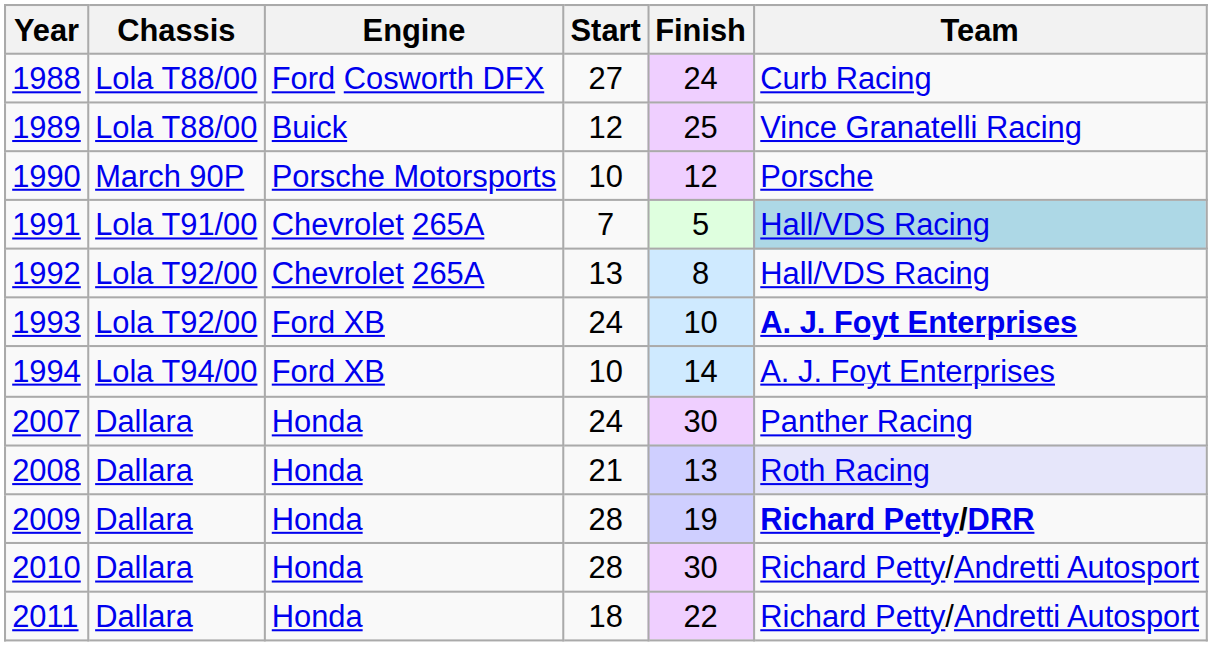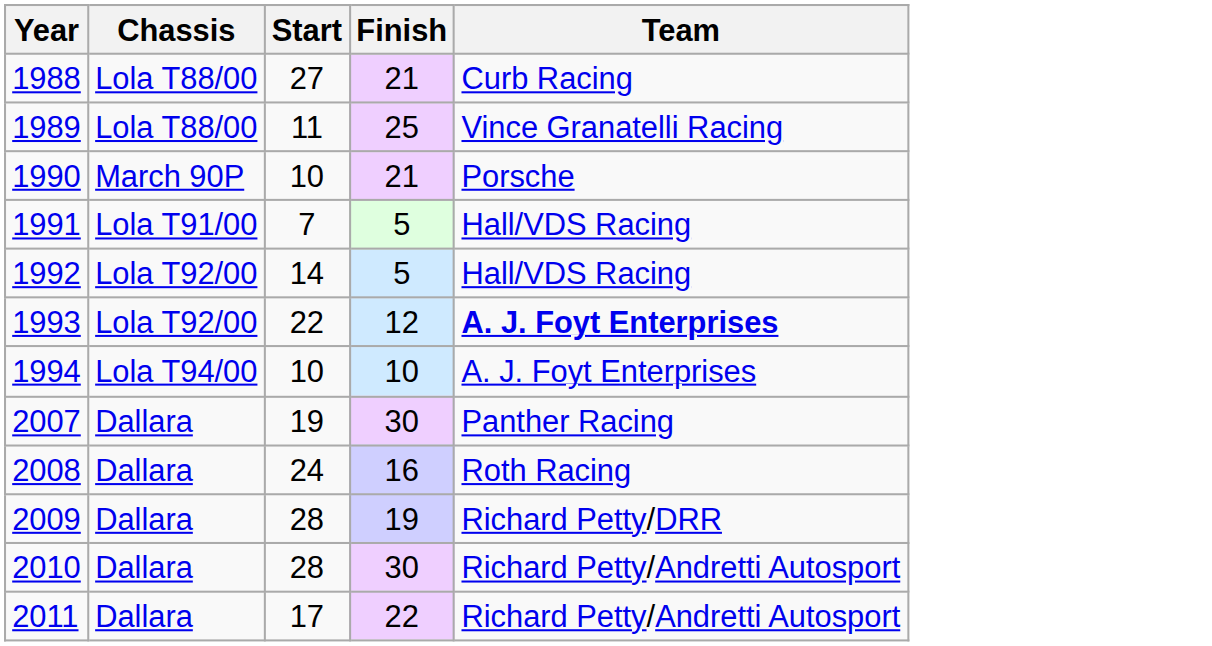- column: (414, 30)
(701, 78) 24 -> (402, 78) 21
(606, 127) 12 -> (307, 127) 11
(701, 176) 12 -> (402, 176) 21
(875, 225) lightblue background -> (576, 225) no background
(606, 274) 13 -> (307, 274) 14
(701, 274) 8 -> (402, 274) 5
(606, 323) 24 -> (307, 323) 22
(701, 323) 10 -> (402, 323) 12
(701, 372) 14 -> (402, 372) 10
(606, 420) 24 -> (307, 420) 19
(606, 469) 21 -> (307, 469) 24
(701, 469) 13 -> (402, 469) 16
(845, 469) lavender background -> (546, 469) no background
(897, 518) bold -> (592, 518) normal
(606, 616) 18 -> (307, 616) 17
